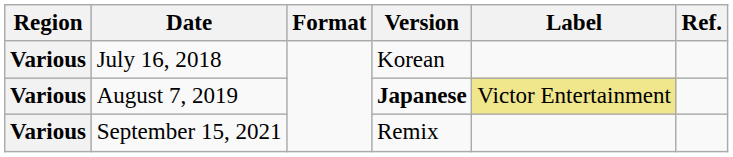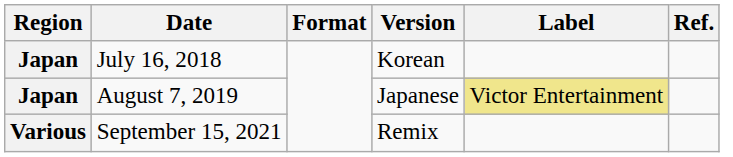(48, 59) Various -> (48, 59) Japan
(48, 95) Various -> (48, 95) Japan
(422, 95) bold -> (418, 95) normal
